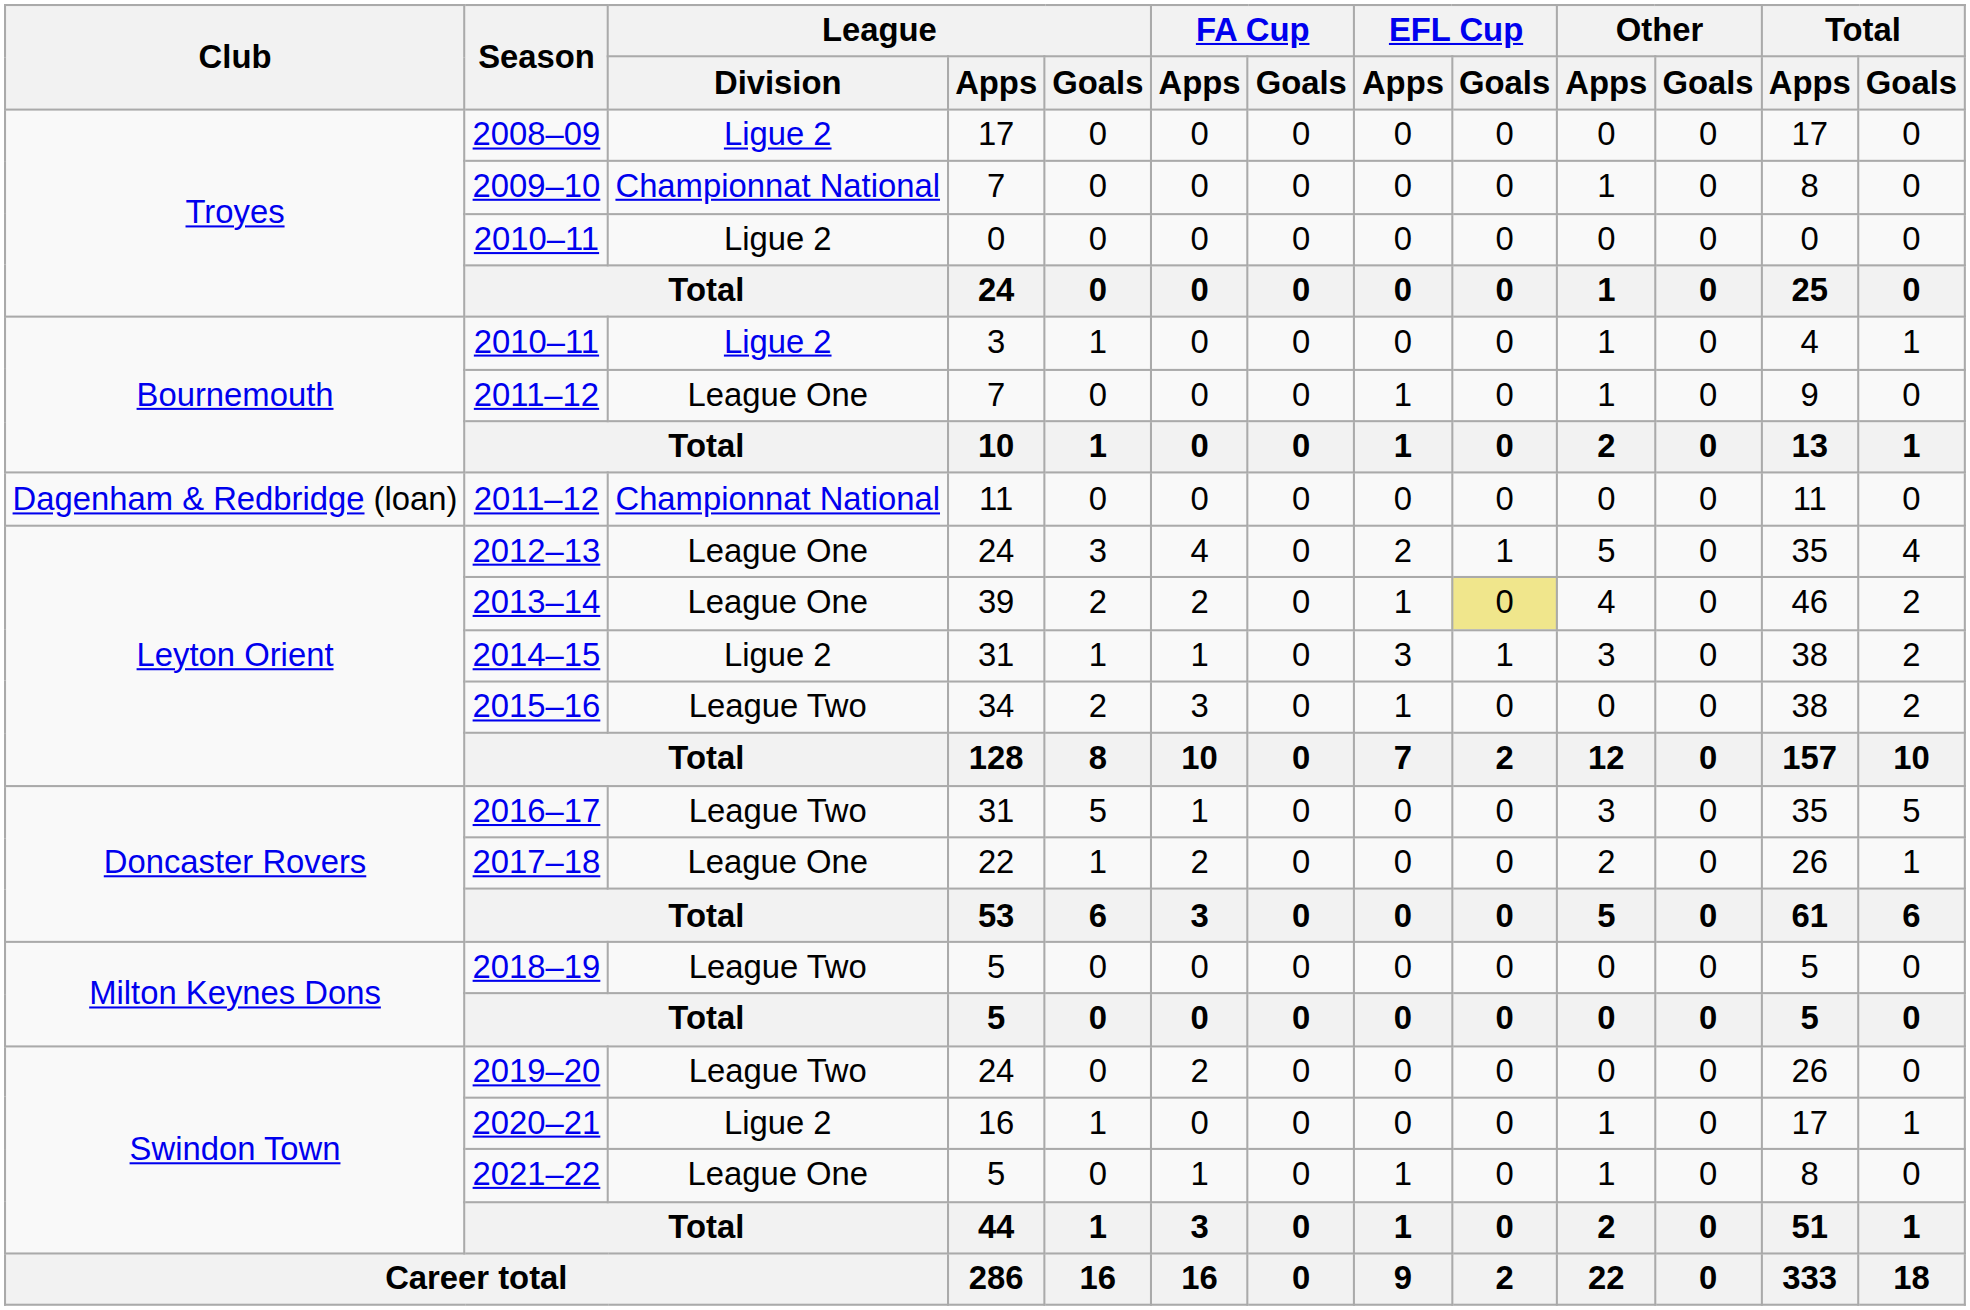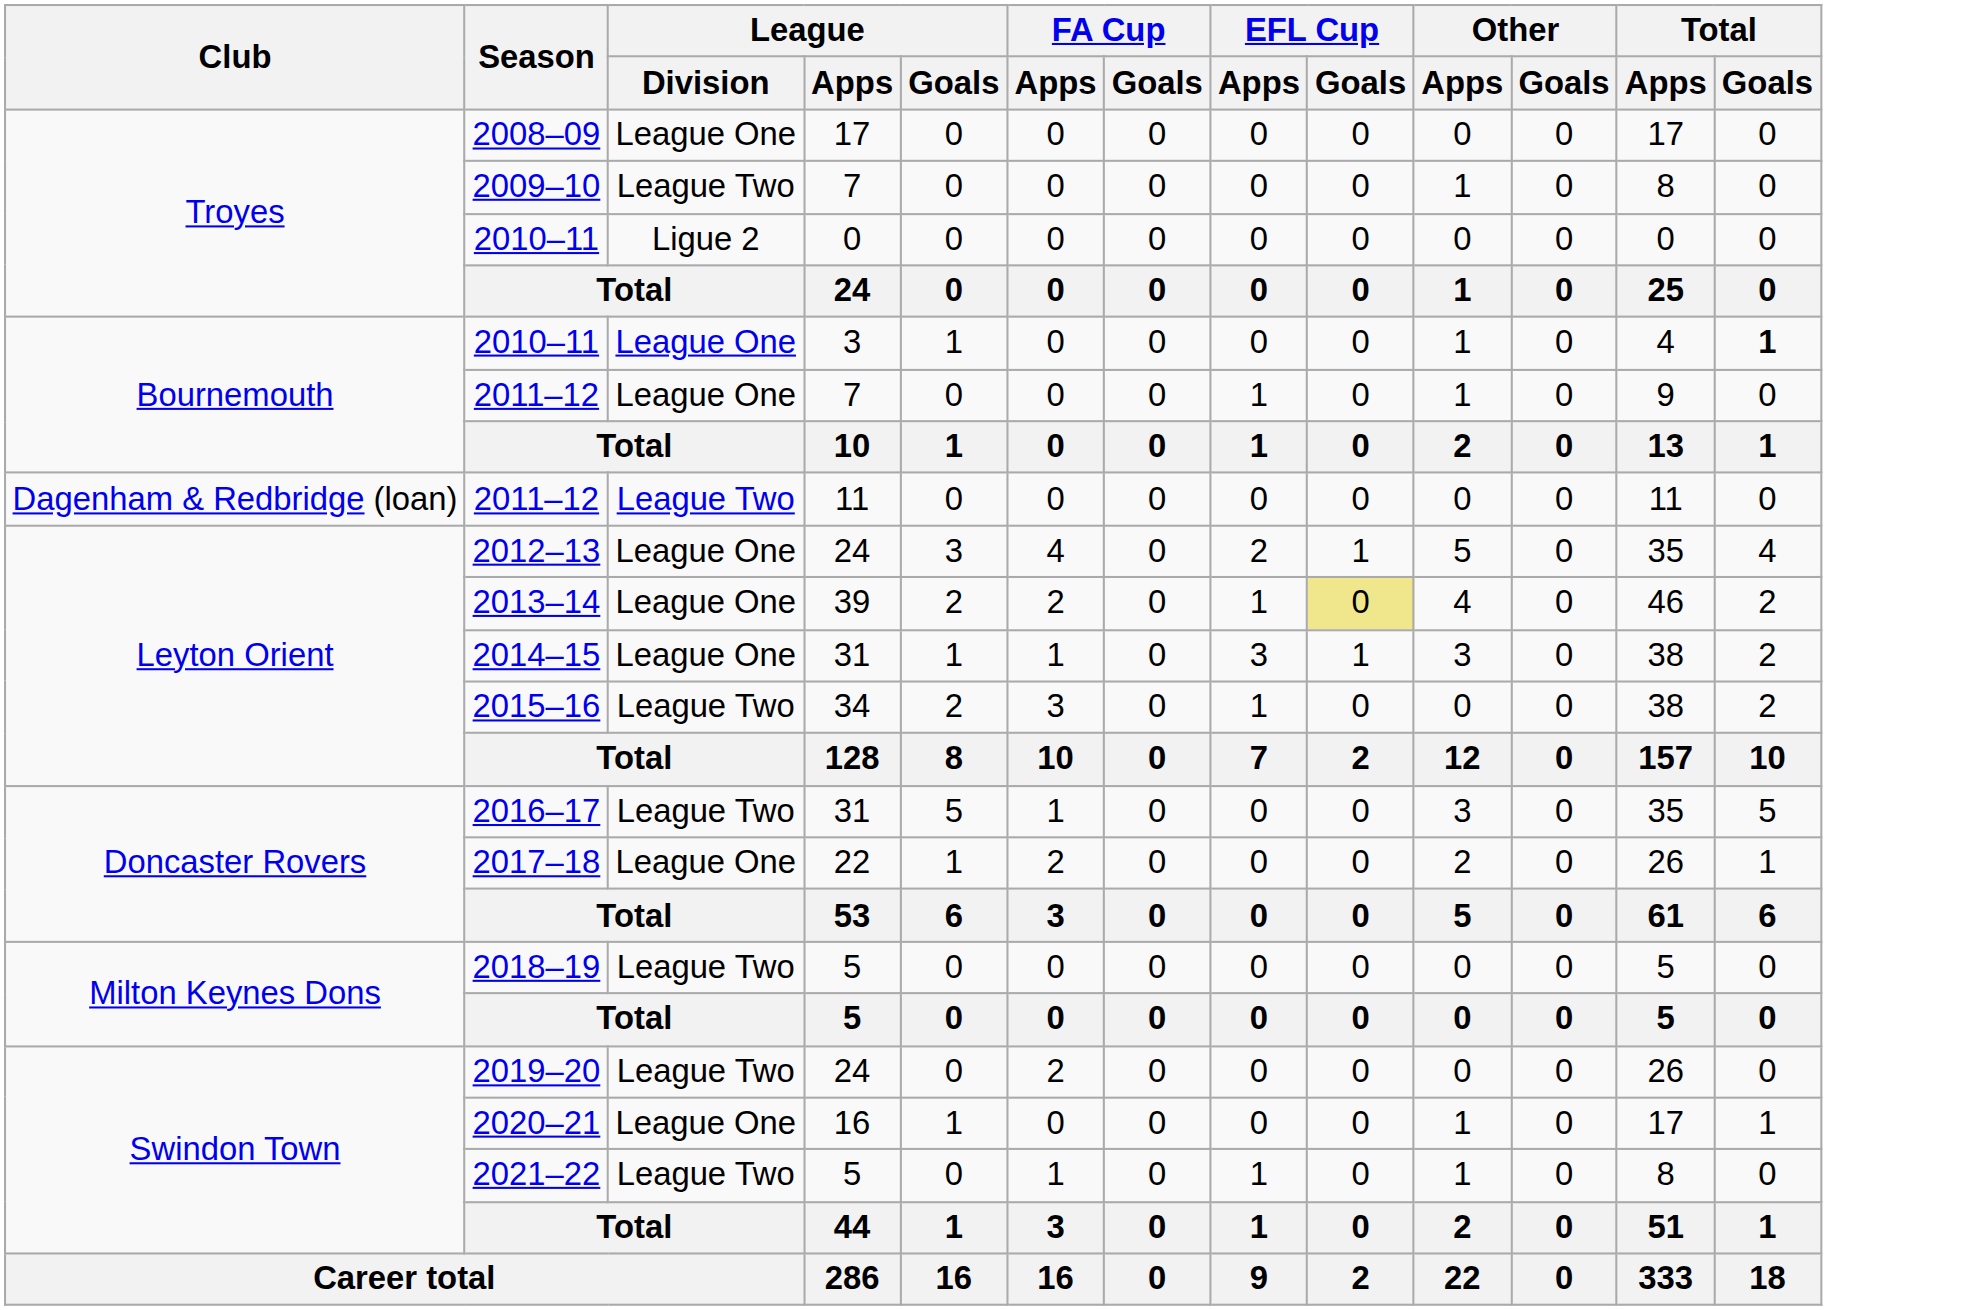(778, 134) Ligue 2 -> (706, 134) League One
(778, 186) Championnat National -> (706, 186) League Two
(778, 342) Ligue 2 -> (706, 342) League One
(1911, 342) normal -> (1767, 342) bold
(778, 498) Championnat National -> (706, 498) League Two
(778, 654) Ligue 2 -> (706, 654) League One
(778, 1122) Ligue 2 -> (706, 1122) League One
(778, 1174) League One -> (706, 1174) League Two
